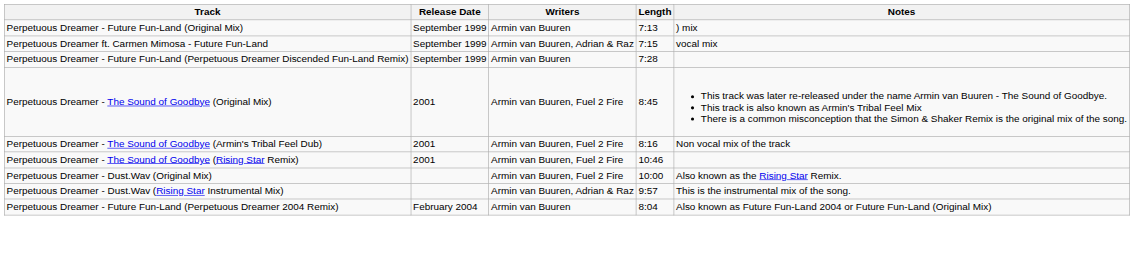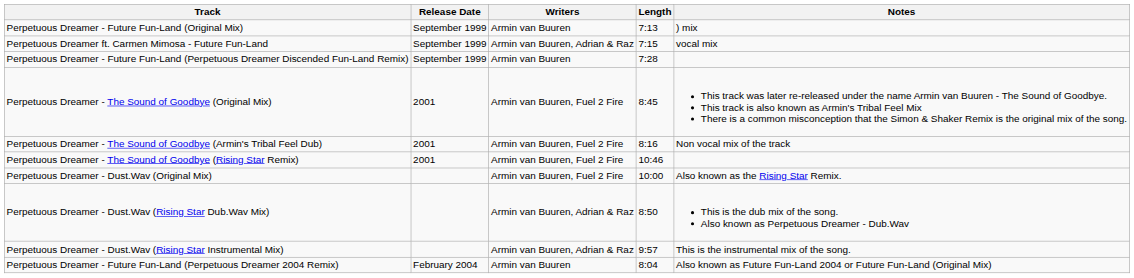+ row: (138, 212)
